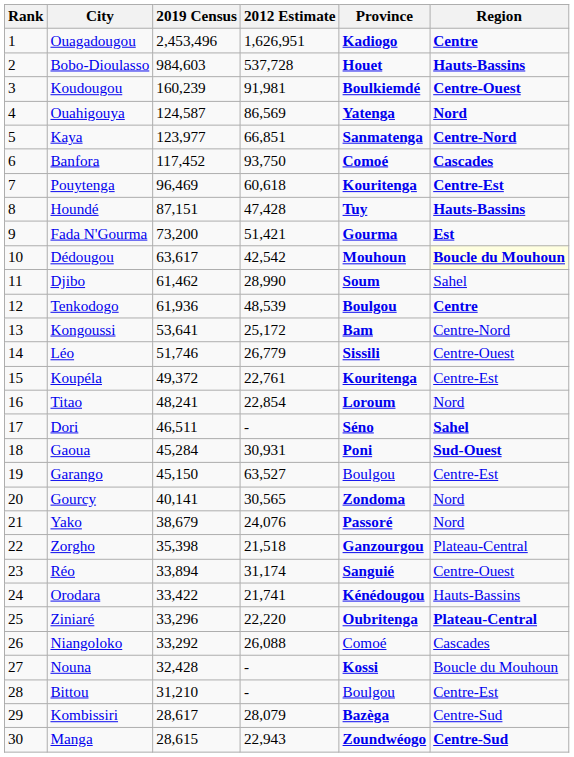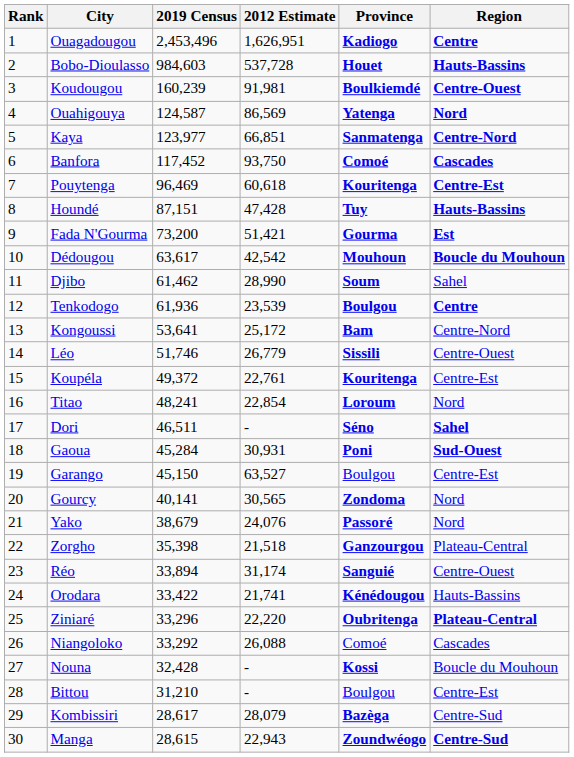(499, 257) lightyellow background -> (499, 257) no background
(265, 305) 48,539 -> (265, 305) 23,539
